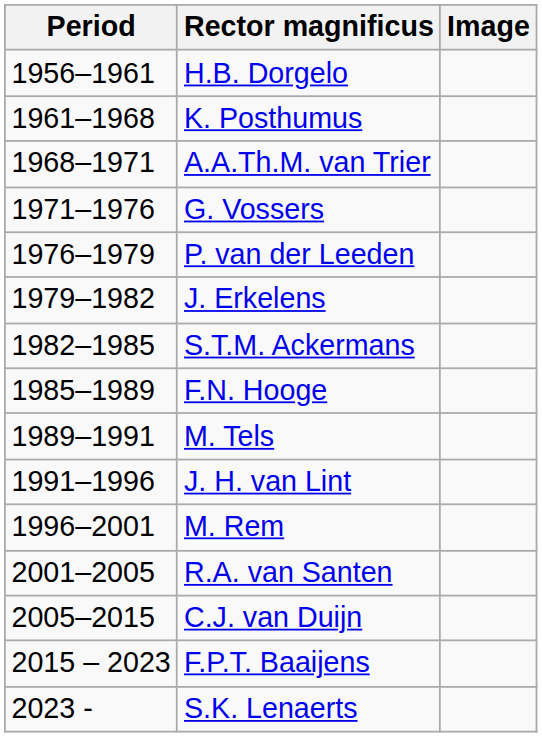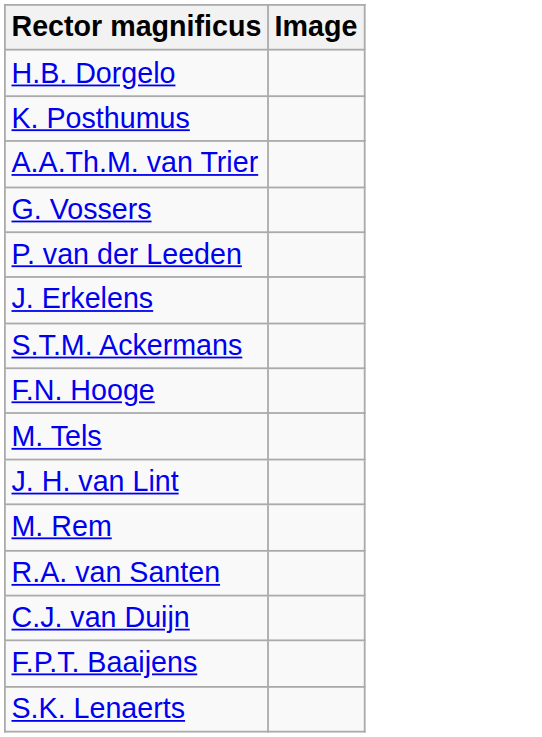- column: (91, 27)
